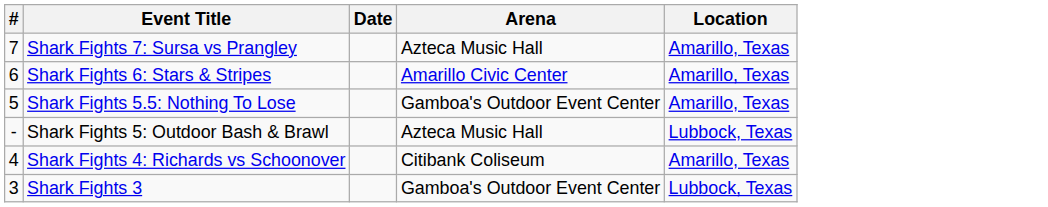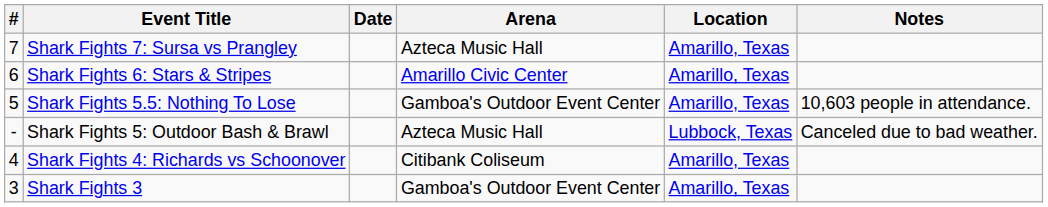+ column: (919, 19)
(730, 188) Lubbock, Texas -> (729, 188) Amarillo, Texas
